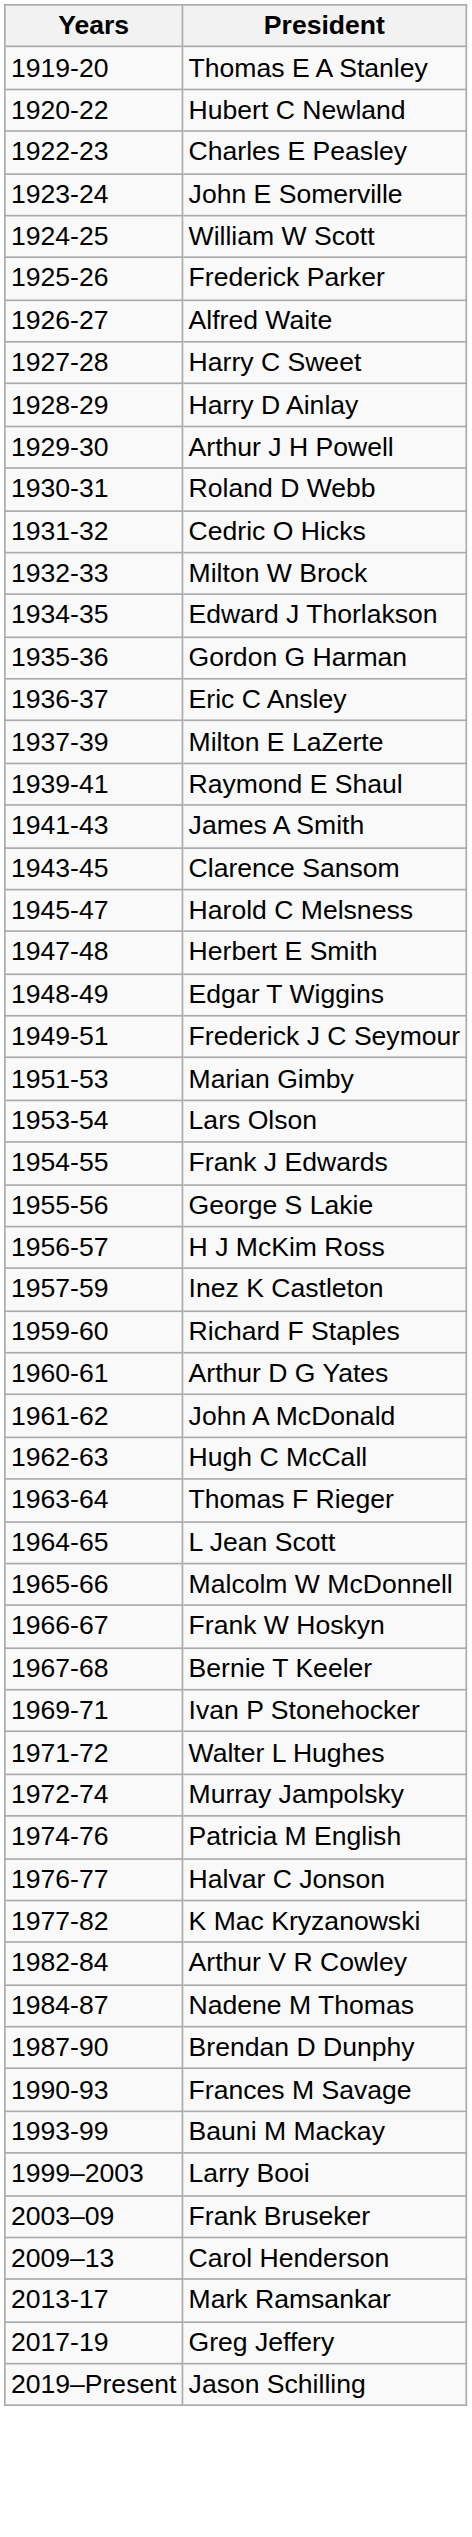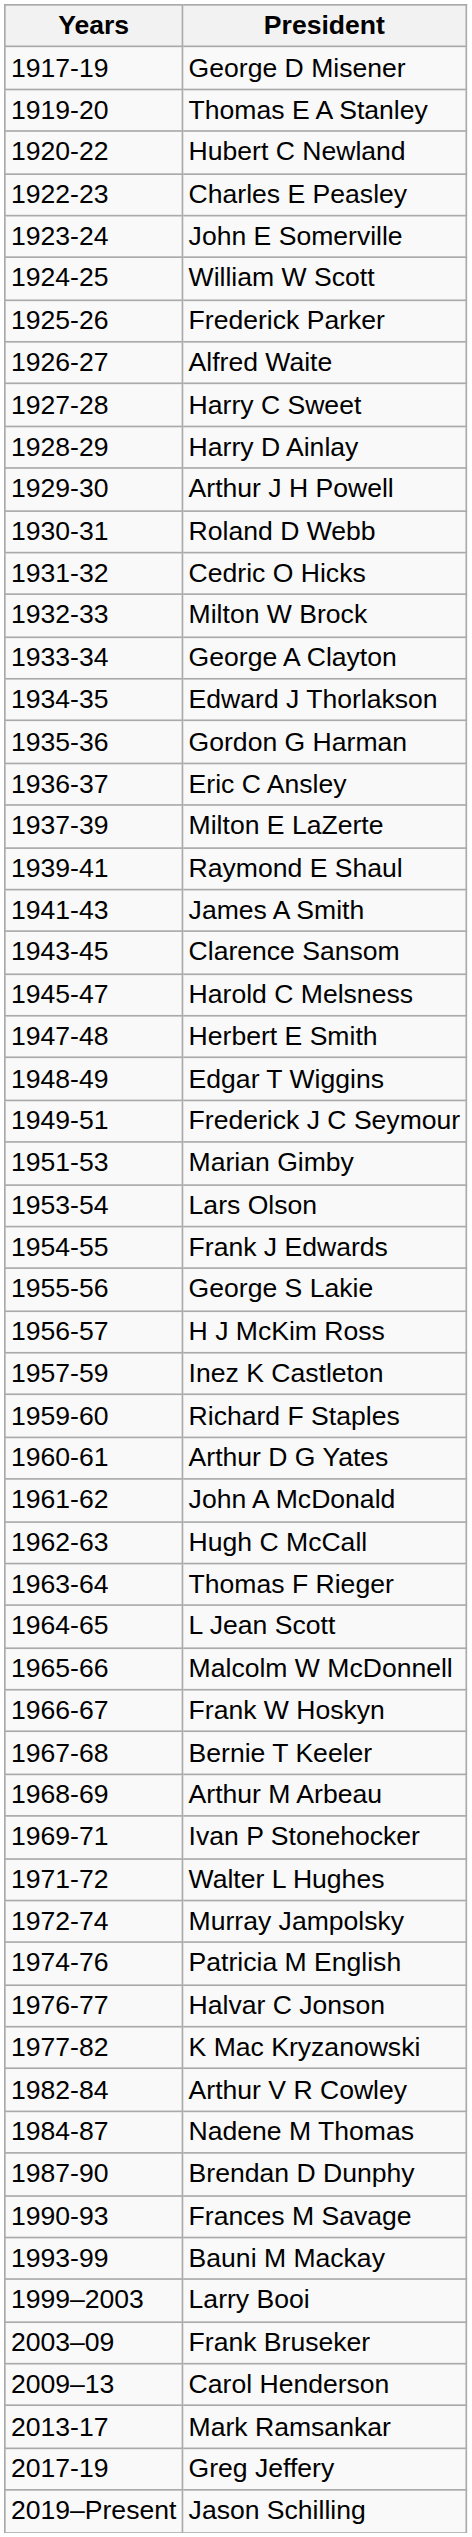+ row: (297, 67)
+ row: (293, 657)
+ row: (285, 1794)
